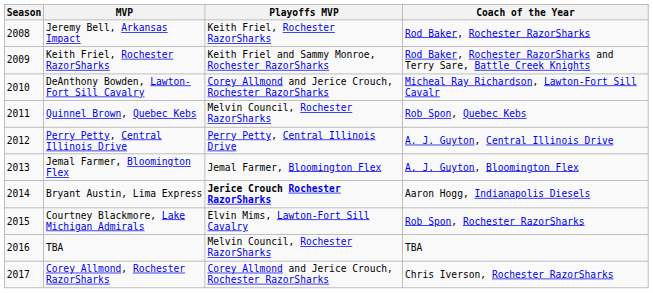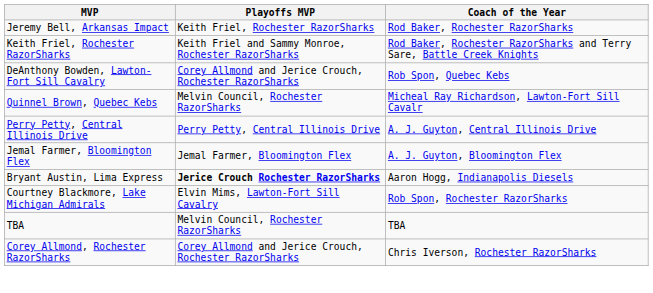- column: (24, 12)
(521, 87) Micheal Ray Richardson, Lawton-Fort Sill Cavalr -> (449, 76) Rob Spon, Quebec Kebs
(466, 114) Rob Spon, Quebec Kebs -> (504, 103) Micheal Ray Richardson, Lawton-Fort Sill Cavalr
